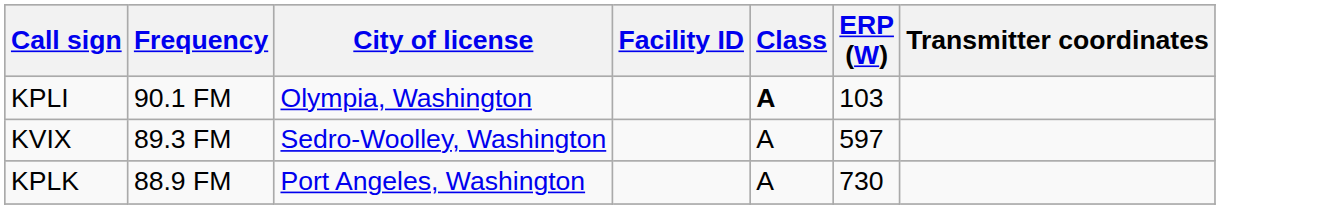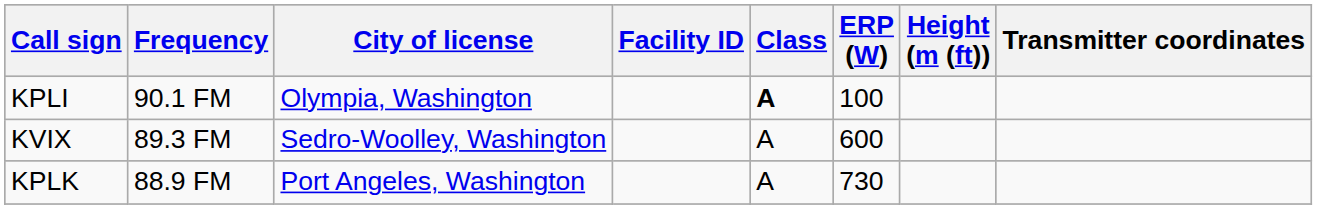+ column: (948, 40)
(861, 97) 103 -> (861, 97) 100
(861, 139) 597 -> (861, 139) 600
